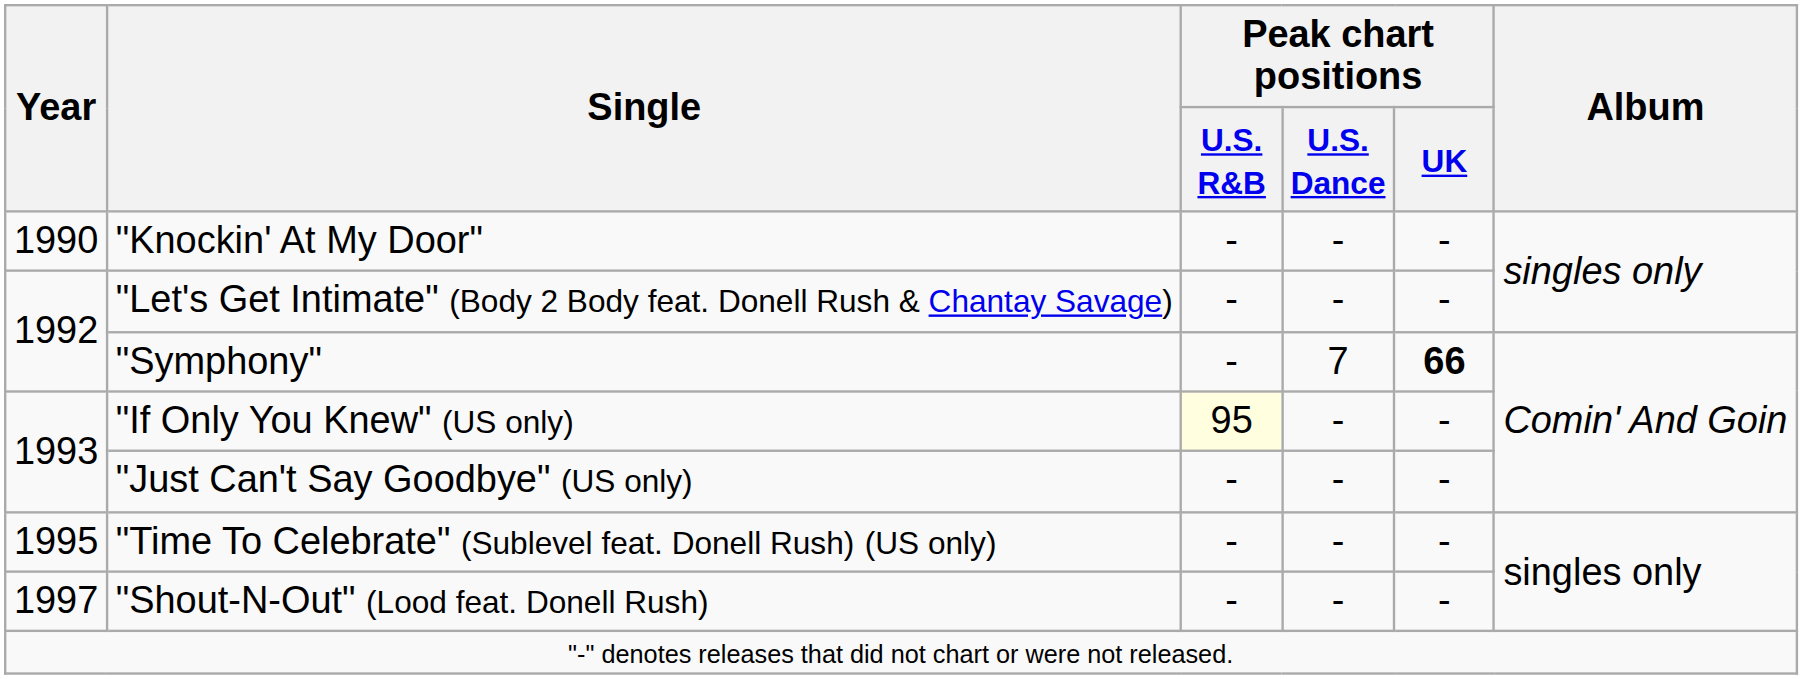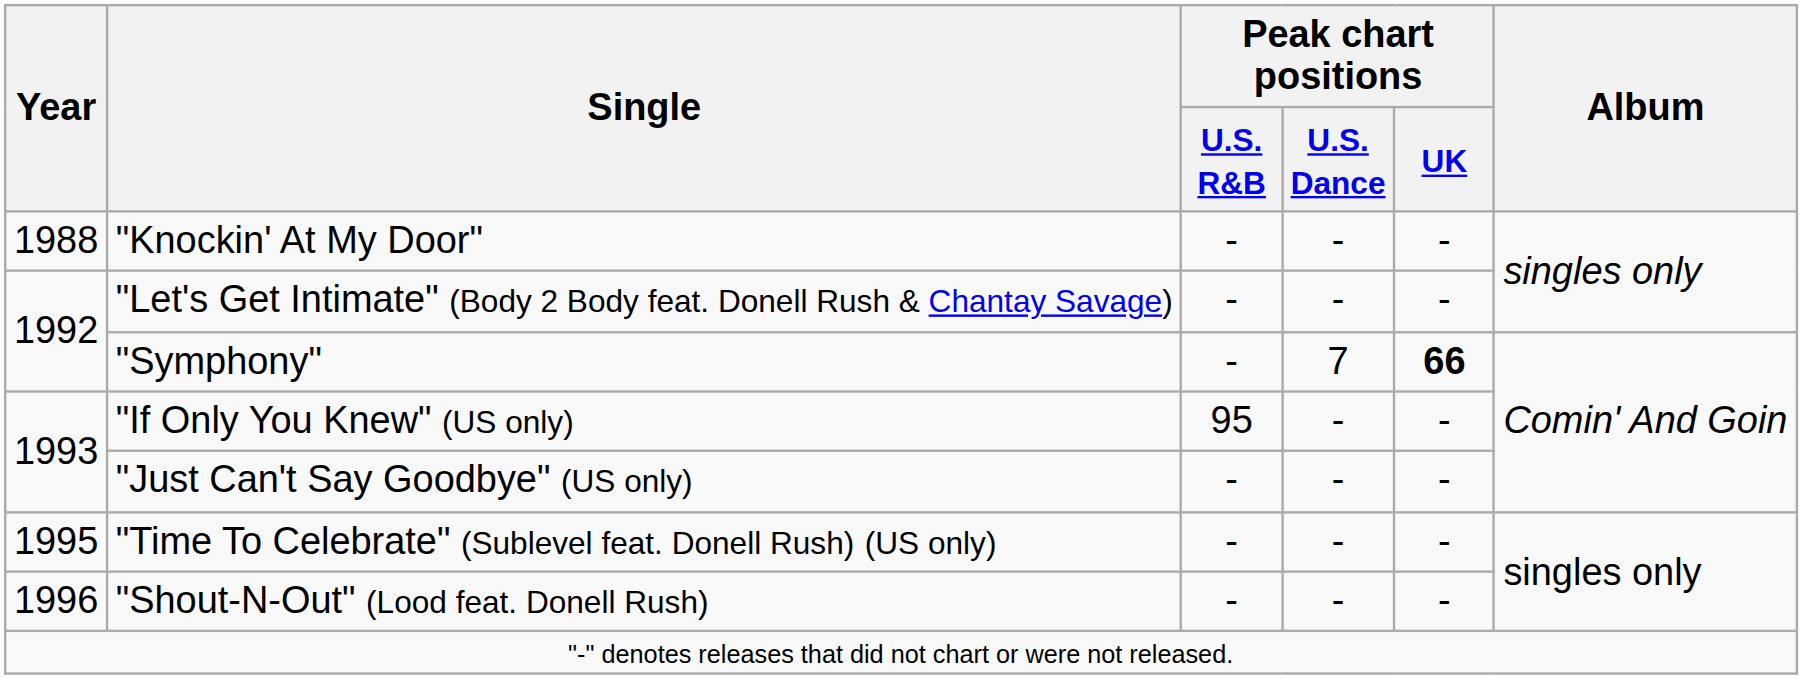(56, 240) 1990 -> (56, 240) 1988
(1232, 420) lightyellow background -> (1232, 420) no background
(56, 600) 1997 -> (56, 600) 1996
